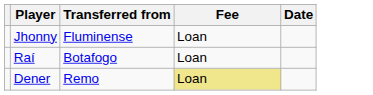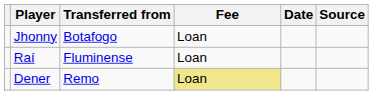+ column: (342, 15)
(98, 36) Fluminense -> (90, 36) Botafogo
(90, 57) Botafogo -> (98, 57) Fluminense
